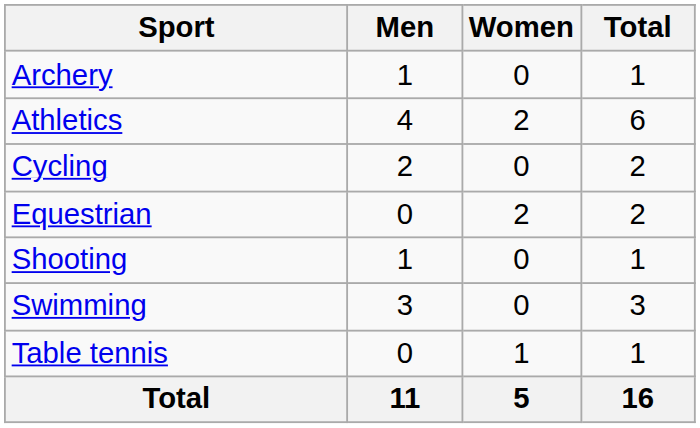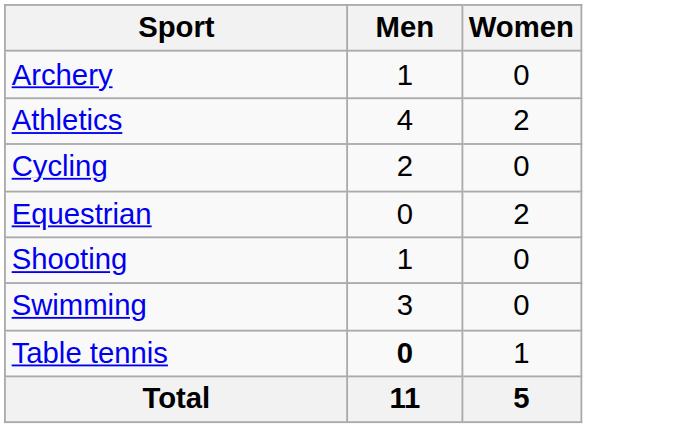- column: (638, 27)
(405, 352) normal -> (405, 352) bold
